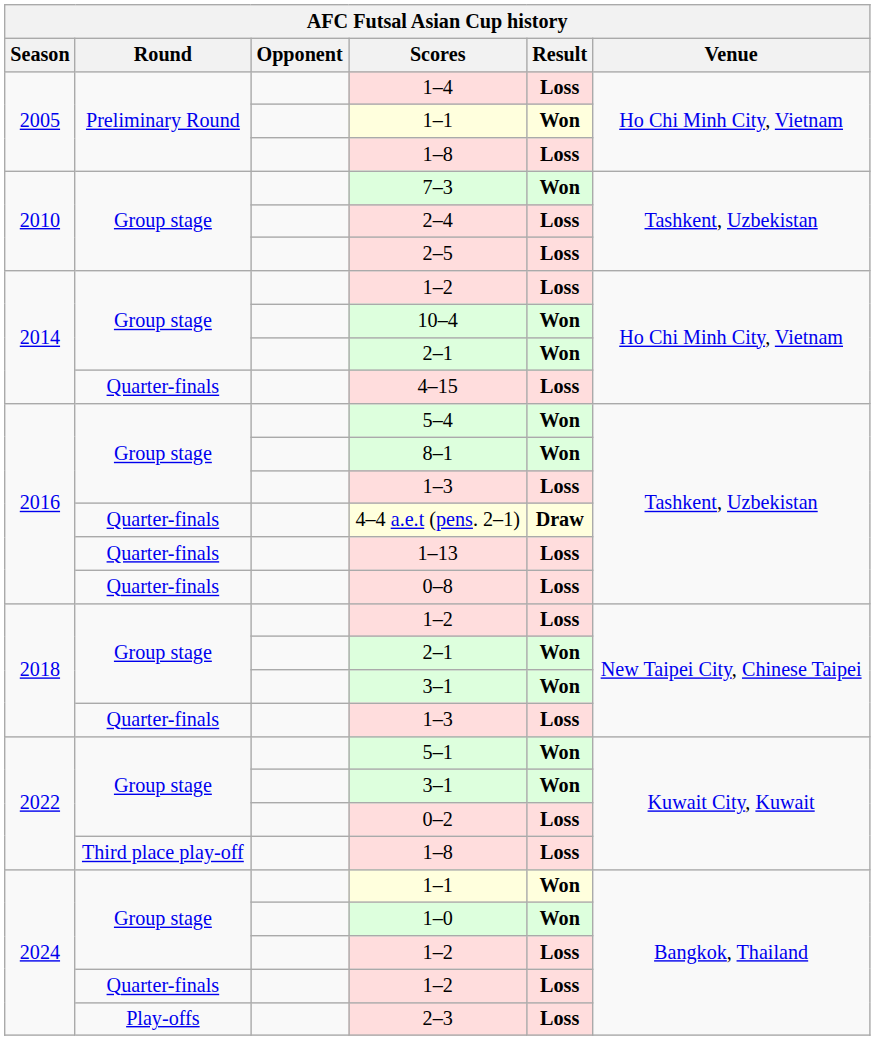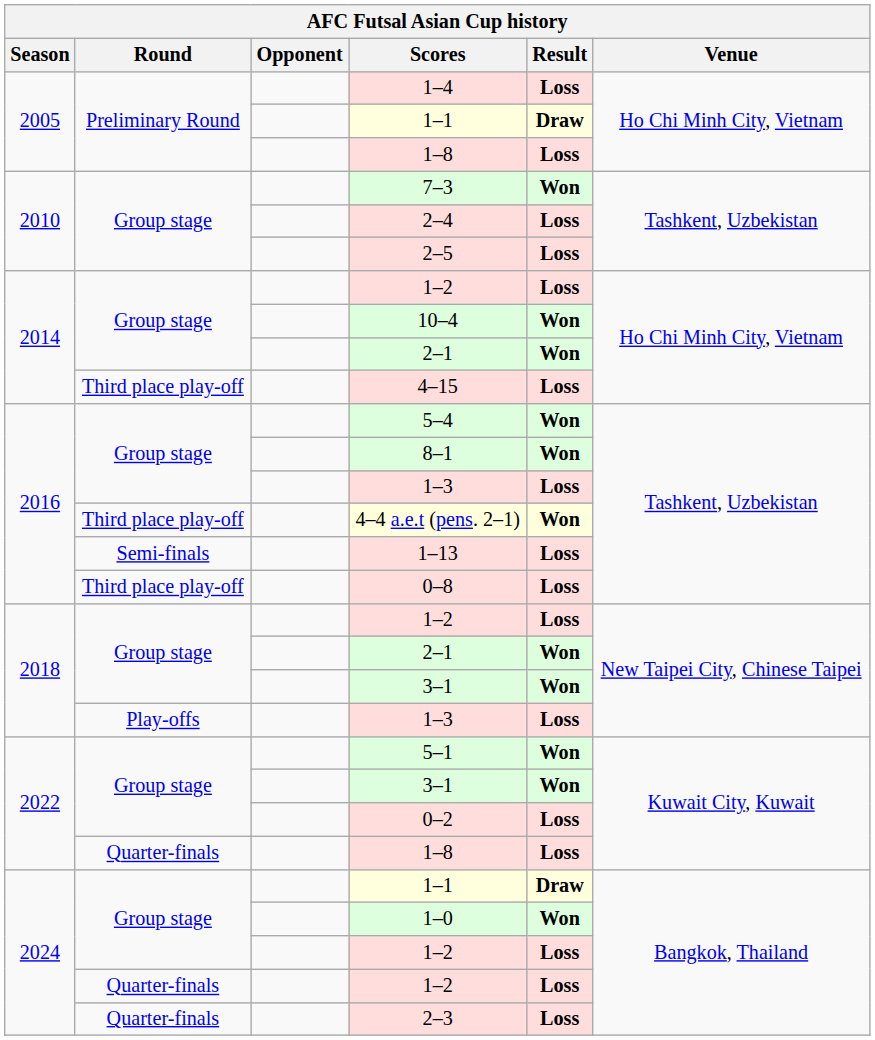(560, 121) Won -> (560, 121) Draw
(163, 387) Quarter-finals -> (163, 387) Third place play-off
(163, 520) Quarter-finals -> (163, 520) Third place play-off
(560, 520) Draw -> (560, 520) Won
(163, 553) Quarter-finals -> (163, 553) Semi-finals
(163, 586) Quarter-finals -> (163, 586) Third place play-off
(163, 719) Quarter-finals -> (163, 719) Play-offs
(163, 852) Third place play-off -> (163, 852) Quarter-finals
(560, 886) Won -> (560, 886) Draw
(163, 1019) Play-offs -> (163, 1019) Quarter-finals
